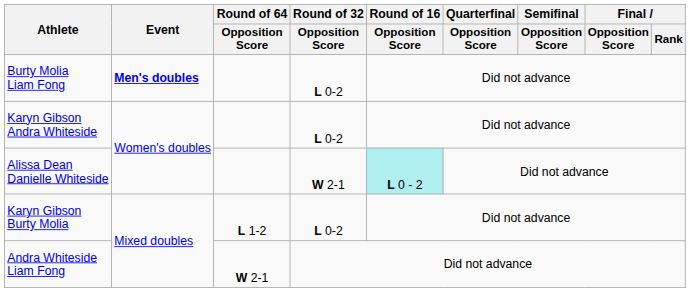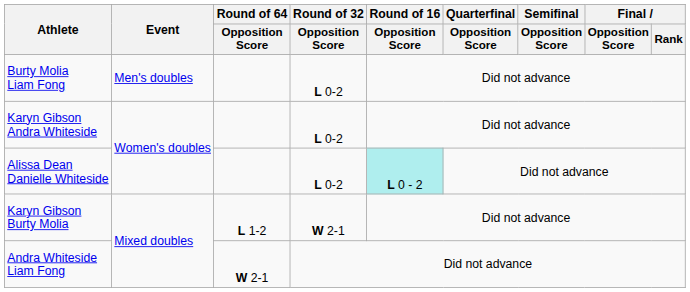(157, 78) bold -> (154, 78) normal
(328, 185) W 2-1 -> (328, 185) L 0-2
(328, 232) L 0-2 -> (328, 232) W 2-1
